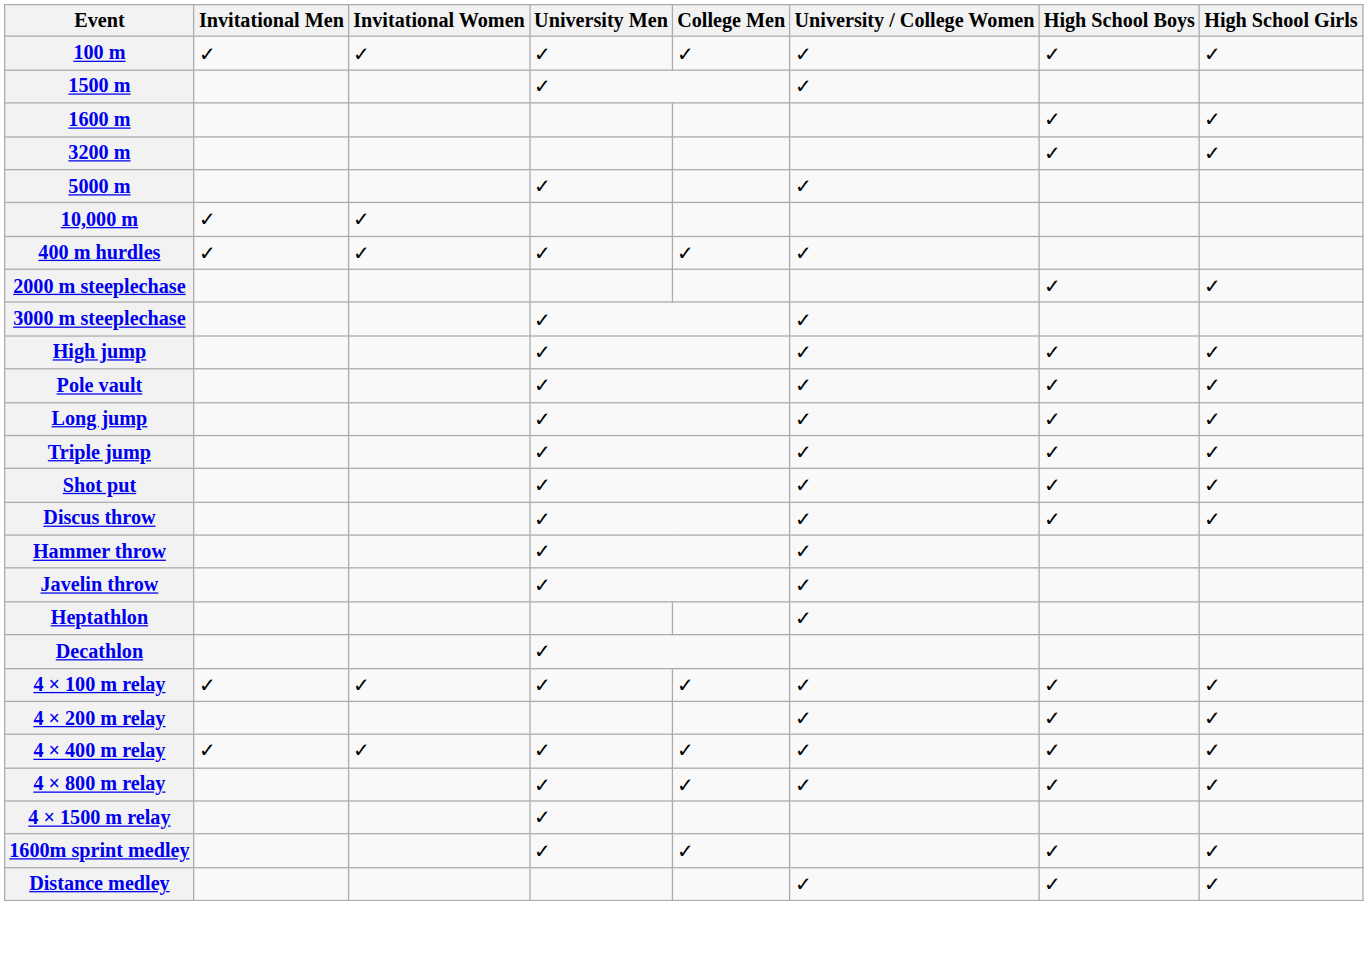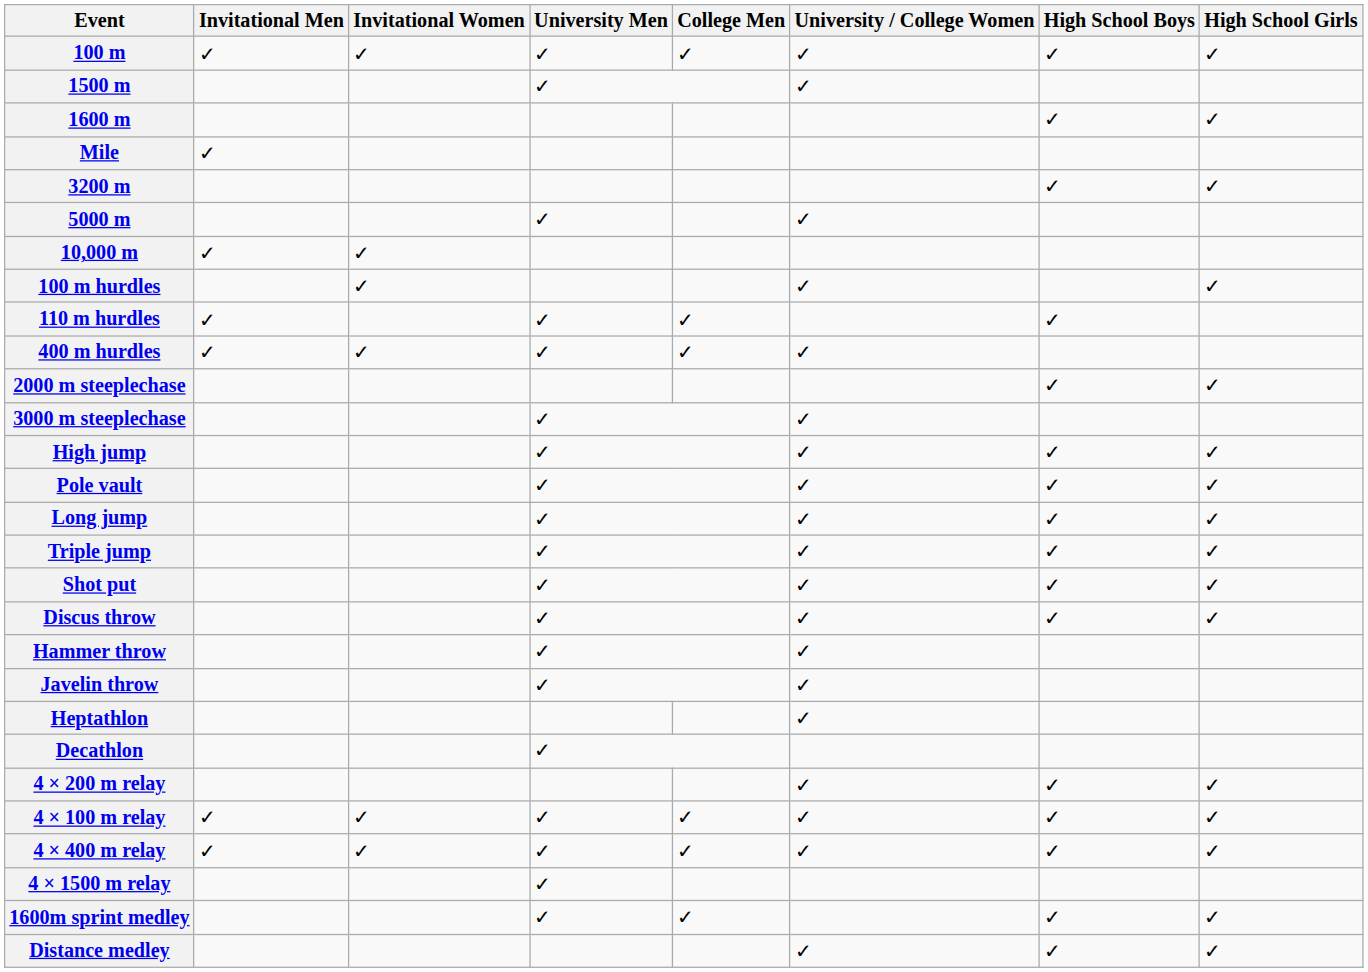+ row: (99, 152)
+ row: (99, 285)
+ row: (99, 318)
rows swapped: (99, 684) <-> (99, 717)
- row: (99, 784)
